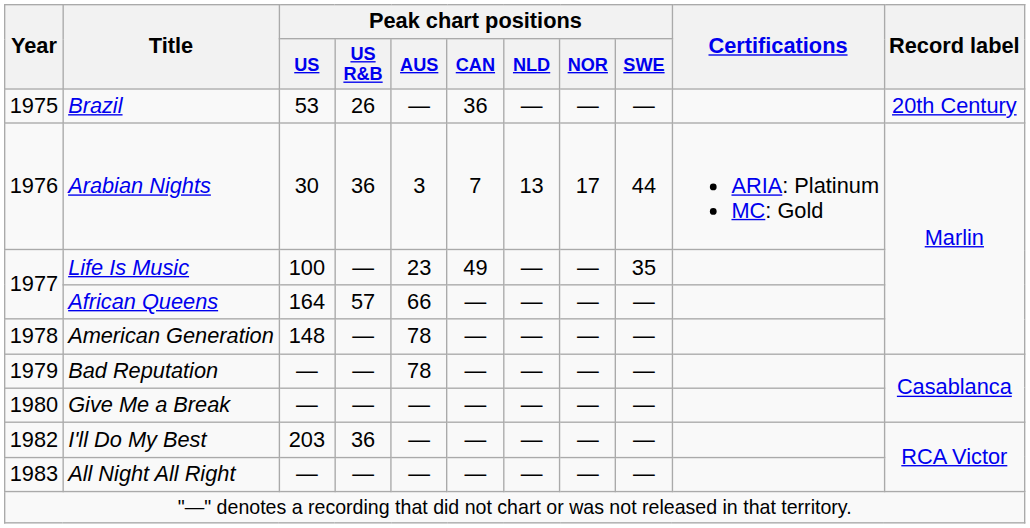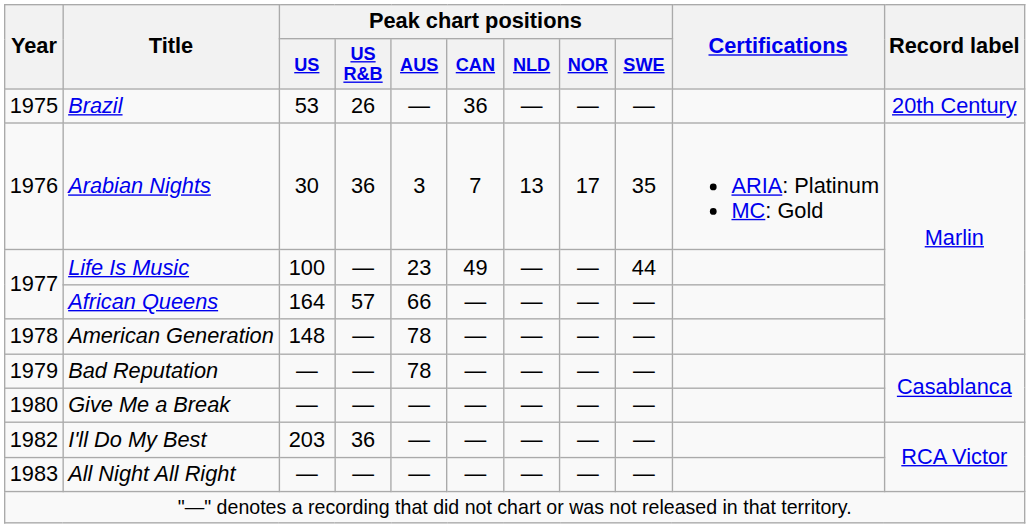(644, 186) 44 -> (644, 186) 35
(644, 267) 35 -> (644, 267) 44
